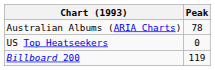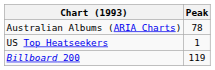(197, 42) 0 -> (197, 42) 1
